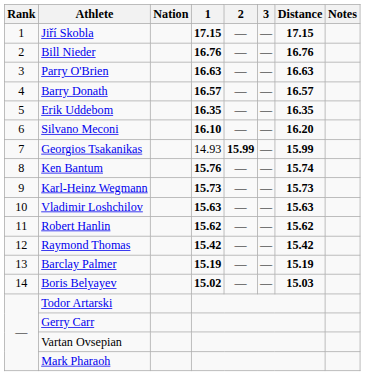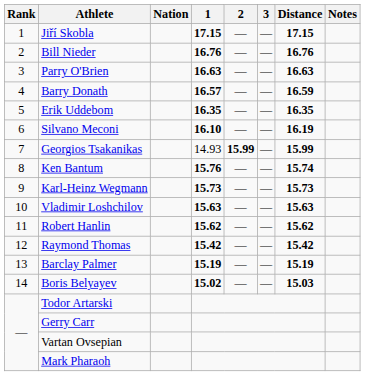(300, 91) 16.57 -> (300, 91) 16.59
(300, 129) 16.20 -> (300, 129) 16.19
